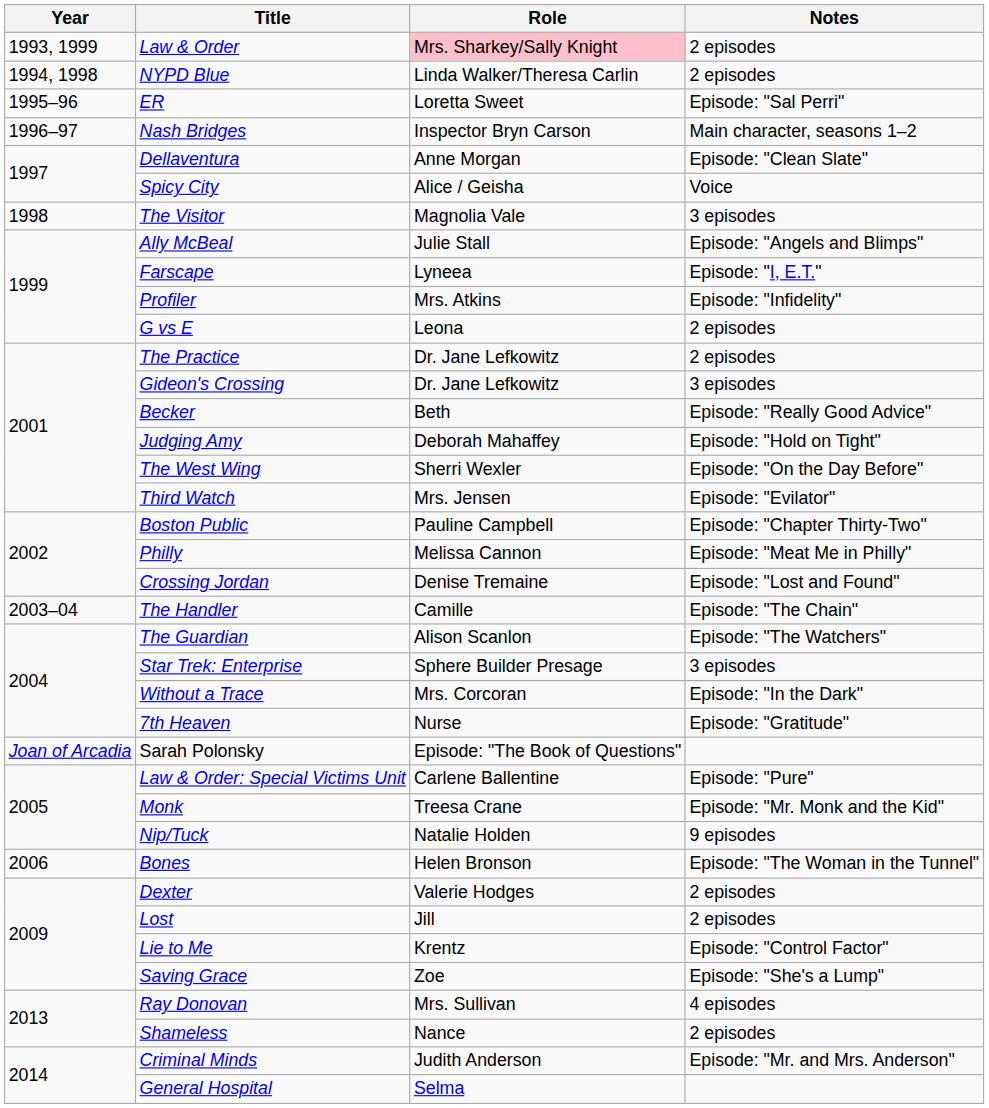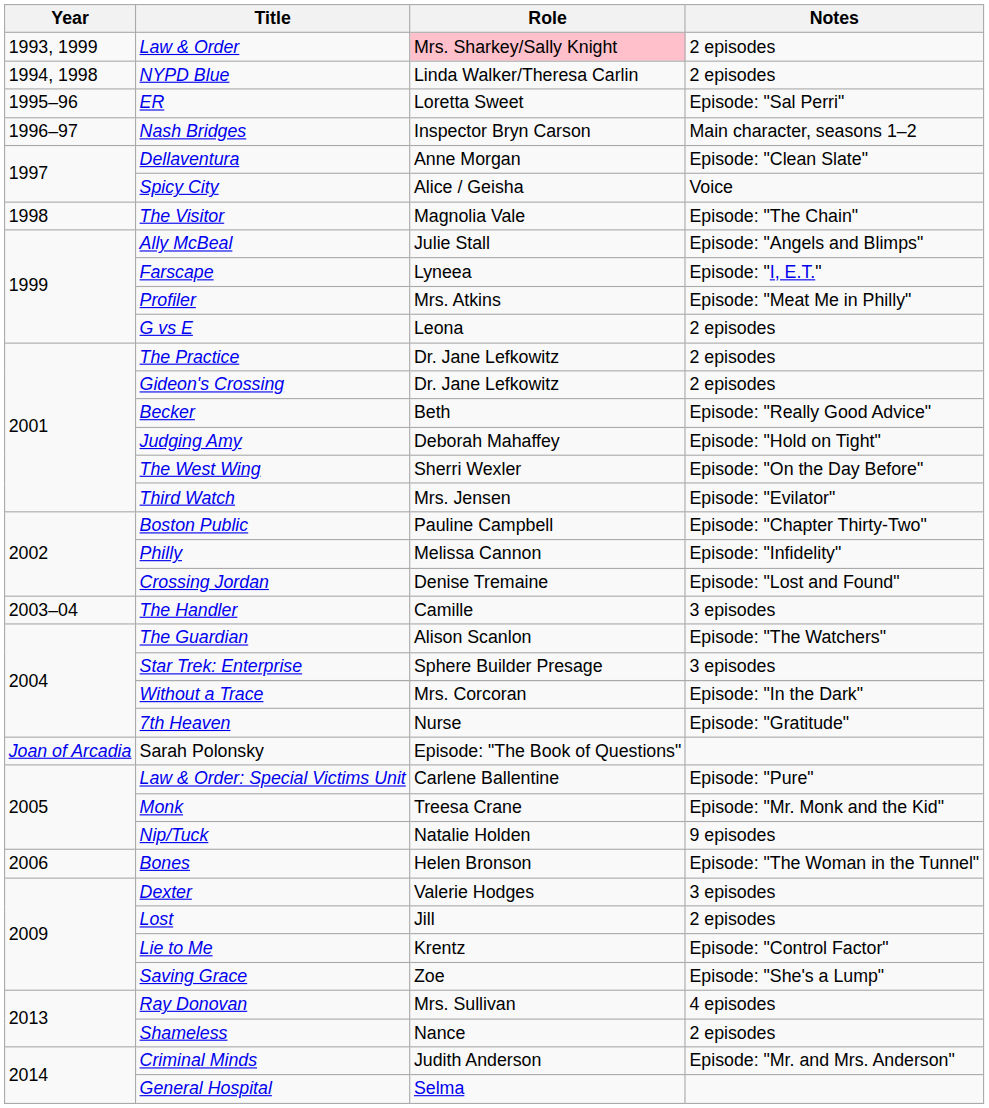(732, 215) 3 episodes -> (774, 215) Episode: "The Chain"
(765, 300) Episode: "Infidelity" -> (800, 300) Episode: "Meat Me in Philly"
(732, 384) 3 episodes -> (732, 384) 2 episodes
(800, 553) Episode: "Meat Me in Philly" -> (765, 553) Episode: "Infidelity"
(774, 610) Episode: "The Chain" -> (732, 610) 3 episodes
(732, 891) 2 episodes -> (732, 891) 3 episodes
